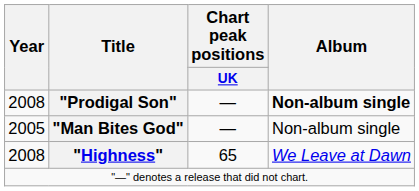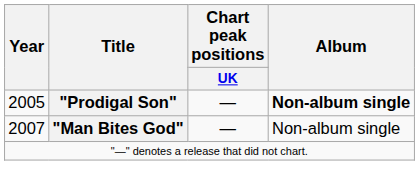(27, 102) 2008 -> (27, 102) 2005
(27, 128) 2005 -> (27, 128) 2007
- row: (118, 155)
